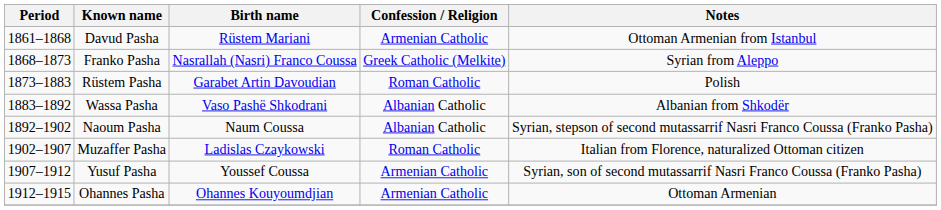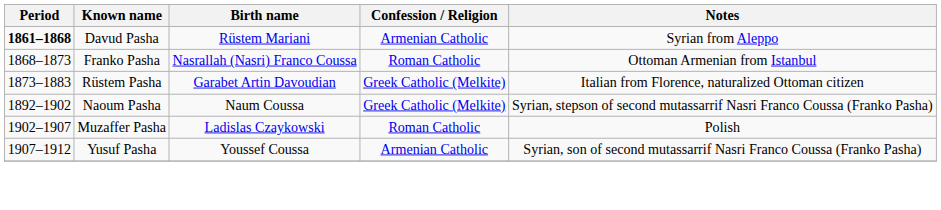(39, 37) normal -> (39, 37) bold
(722, 37) Ottoman Armenian from Istanbul -> (722, 37) Syrian from Aleppo
(434, 60) Greek Catholic (Melkite) -> (434, 60) Roman Catholic
(722, 60) Syrian from Aleppo -> (722, 60) Ottoman Armenian from Istanbul
(434, 82) Roman Catholic -> (434, 82) Greek Catholic (Melkite)
(722, 82) Polish -> (722, 82) Italian from Florence, naturalized Ottoman citizen
- row: (122, 104)
(434, 127) Albanian Catholic -> (434, 104) Greek Catholic (Melkite)
(722, 149) Italian from Florence, naturalized Ottoman citizen -> (722, 127) Polish
- row: (122, 194)
